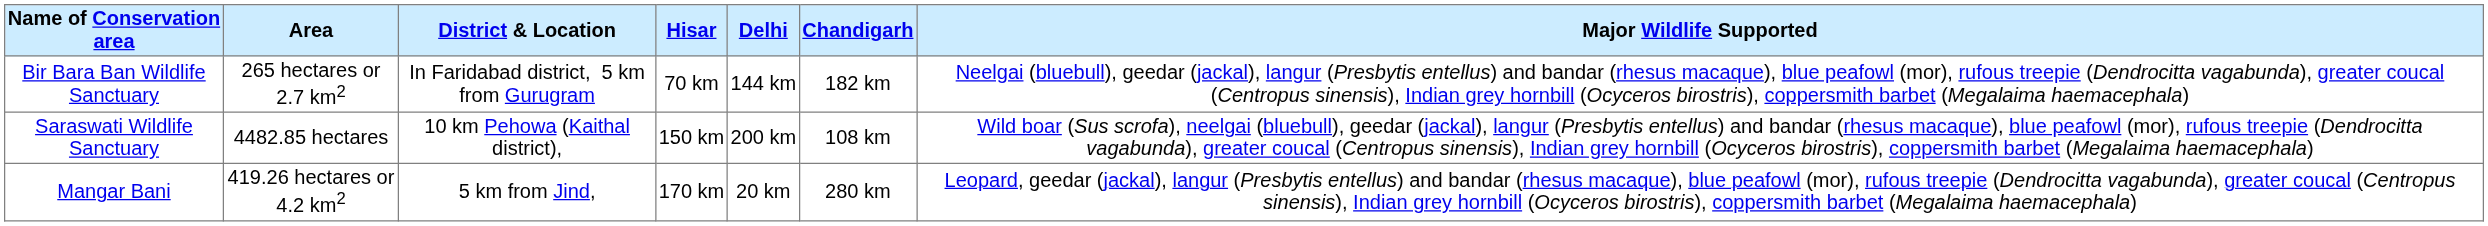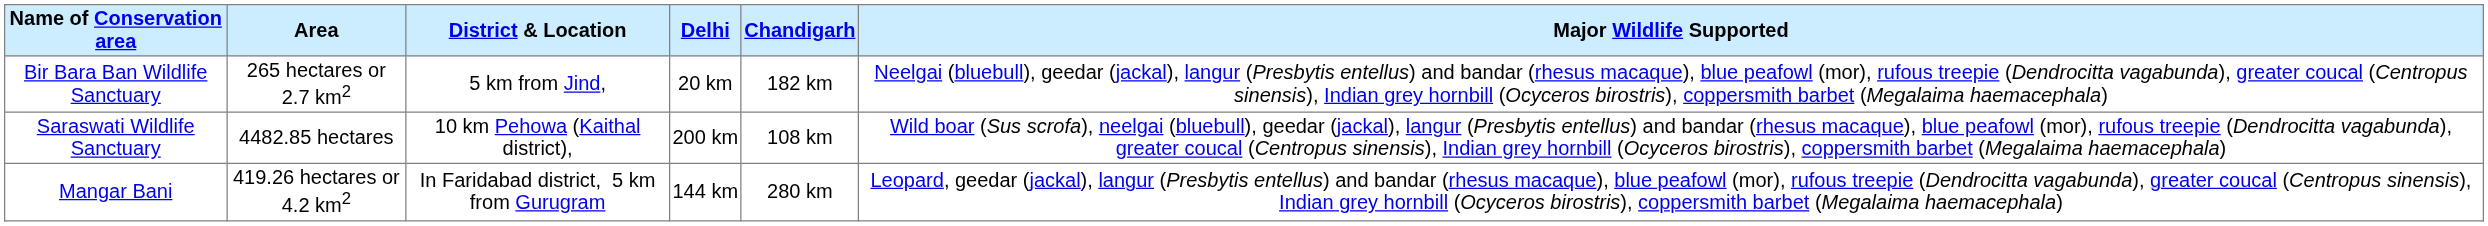- column: (691, 30)
(527, 84) In Faridabad district, 5 km from Gurugram -> (538, 84) 5 km from Jind,
(763, 84) 144 km -> (705, 84) 20 km
(527, 191) 5 km from Jind, -> (538, 191) In Faridabad district, 5 km from Gurugram
(763, 191) 20 km -> (705, 191) 144 km
